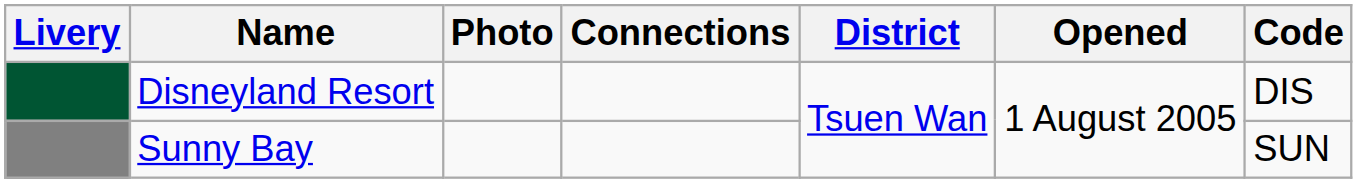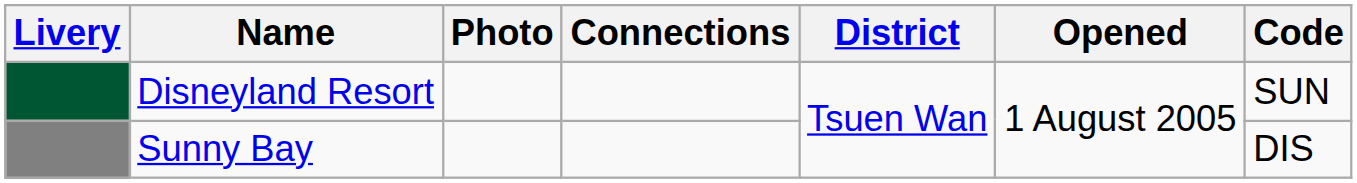(1283, 90) DIS -> (1292, 90) SUN
(1292, 148) SUN -> (1283, 148) DIS
